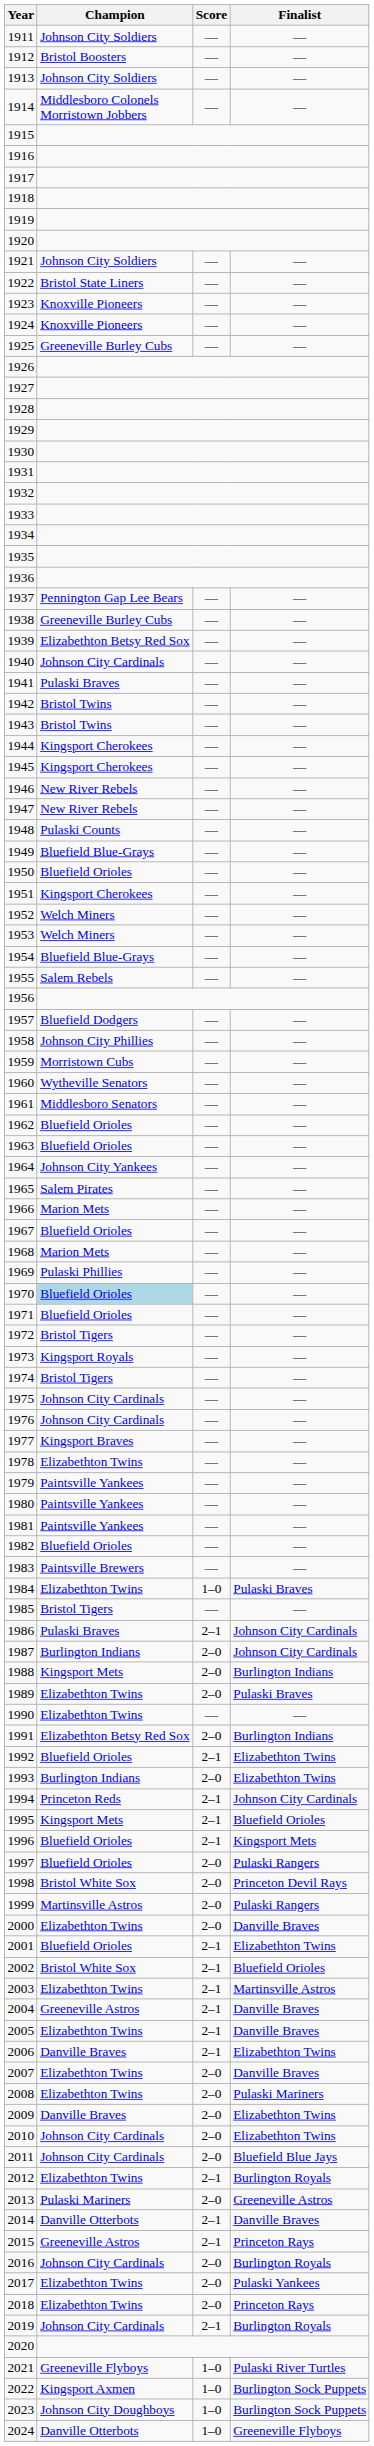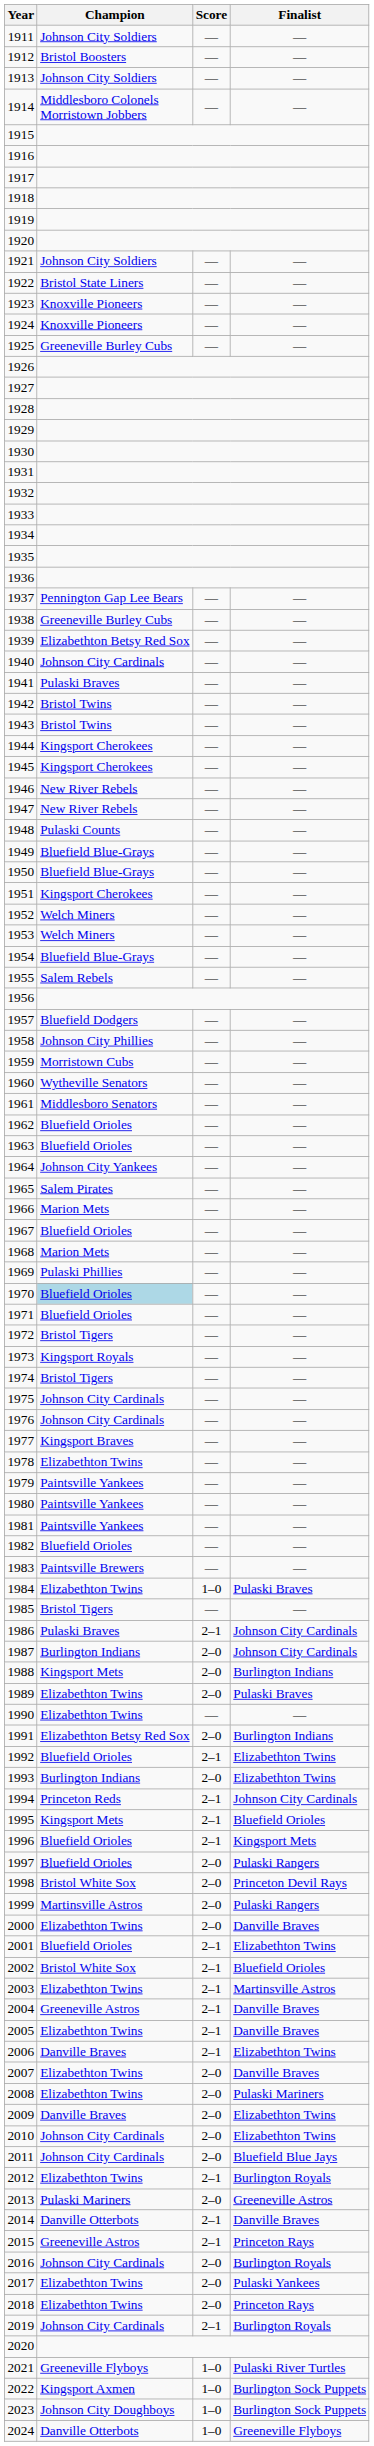(86, 872) Bluefield Orioles -> (97, 872) Bluefield Blue-Grays
